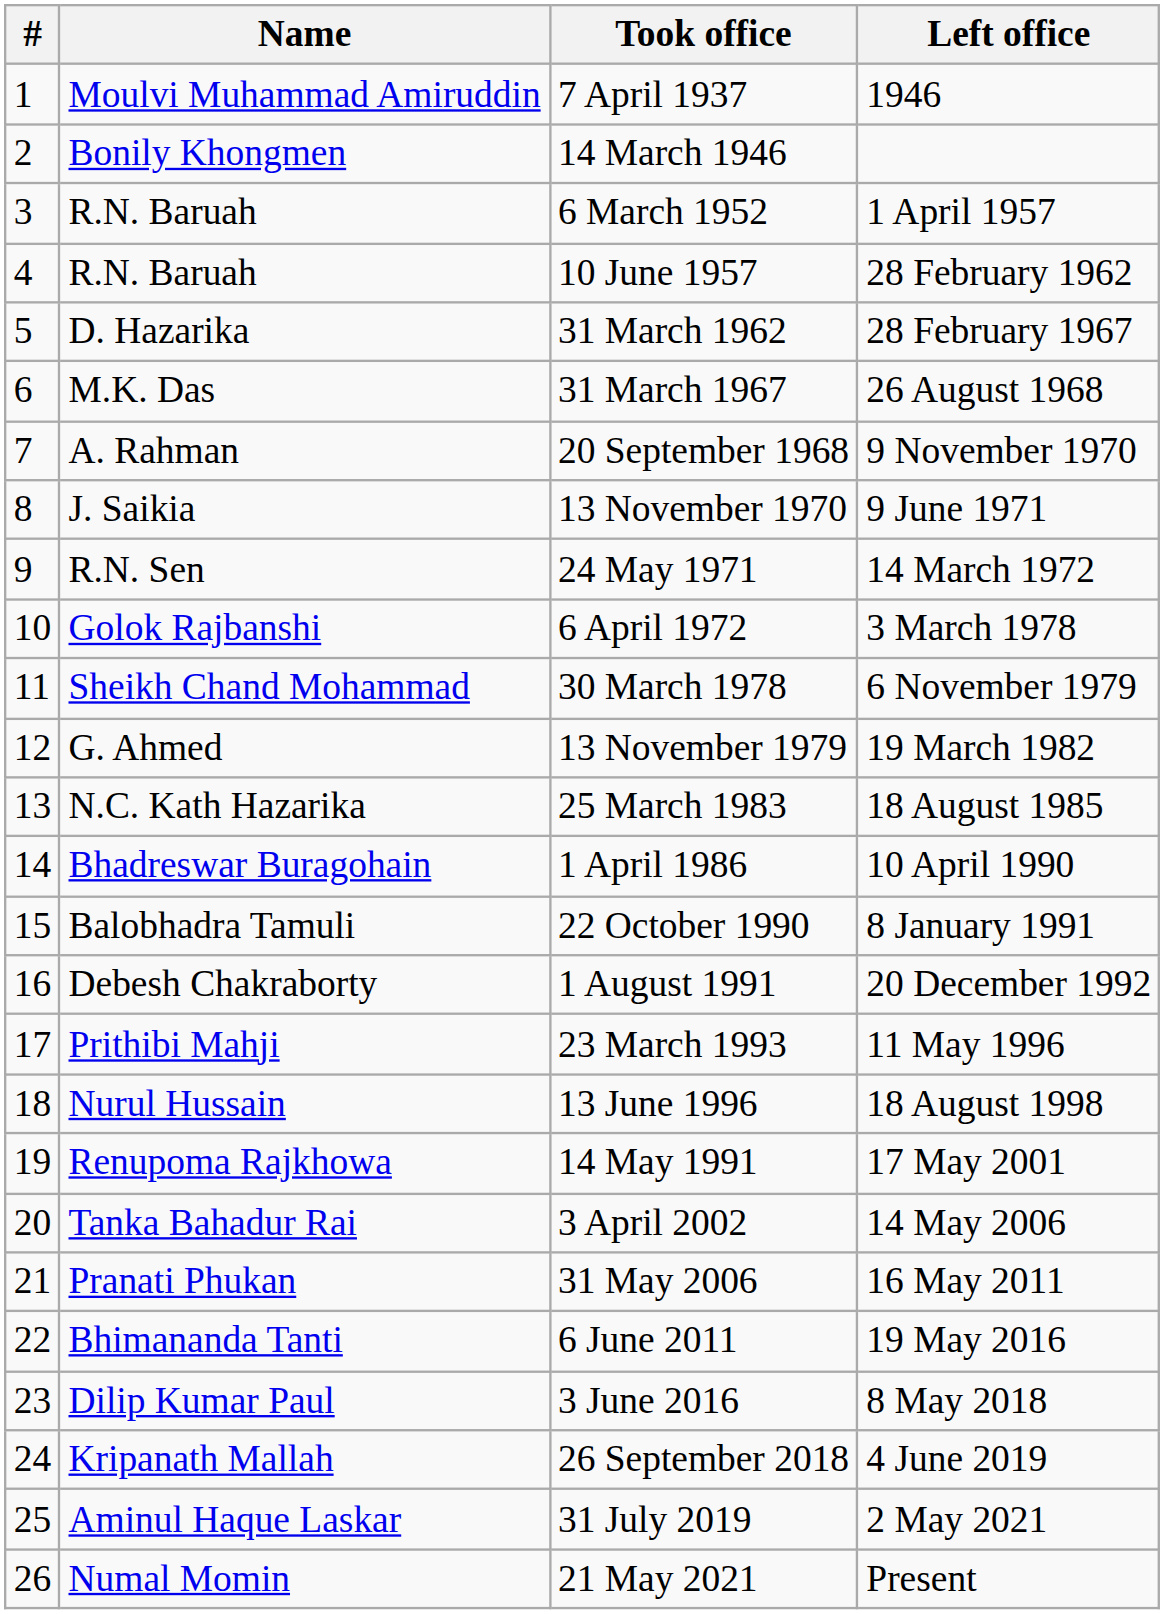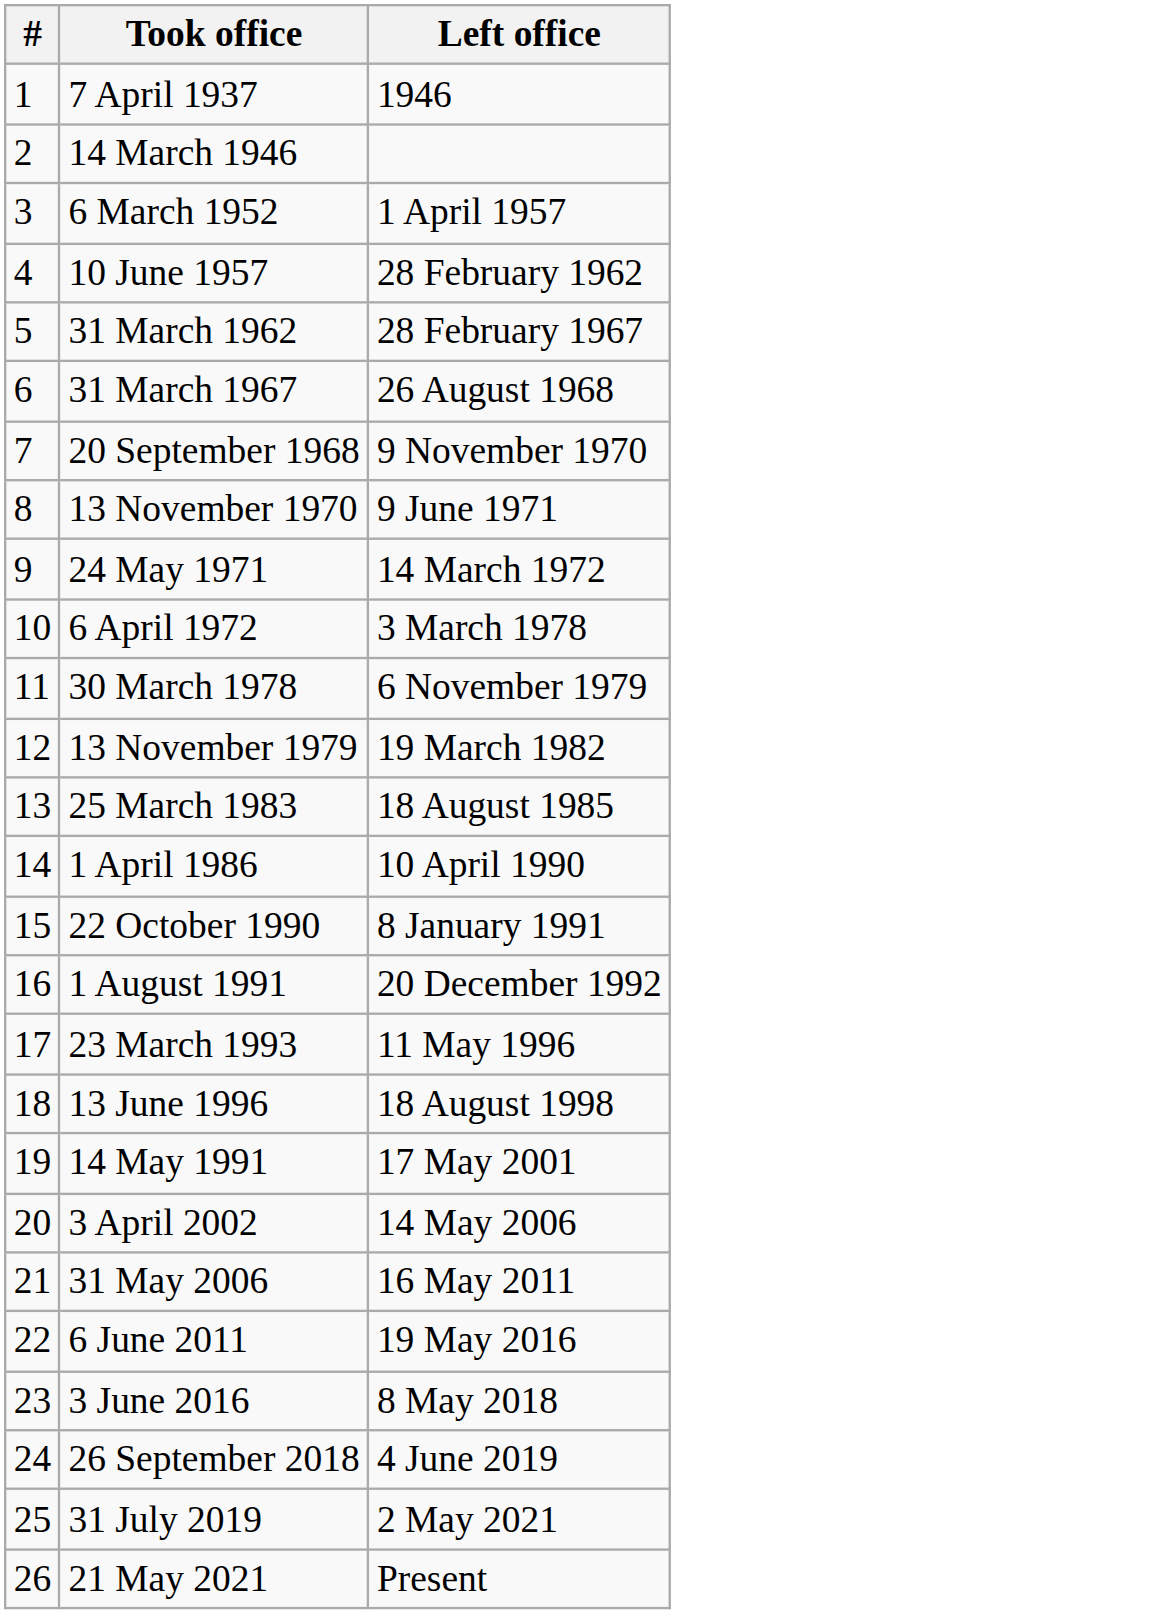- column: (305, 34)
